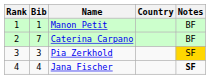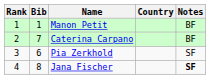(39, 53) 3 -> (39, 53) 6
(191, 53) gold background -> (191, 53) no background
(39, 67) 4 -> (39, 67) 8
